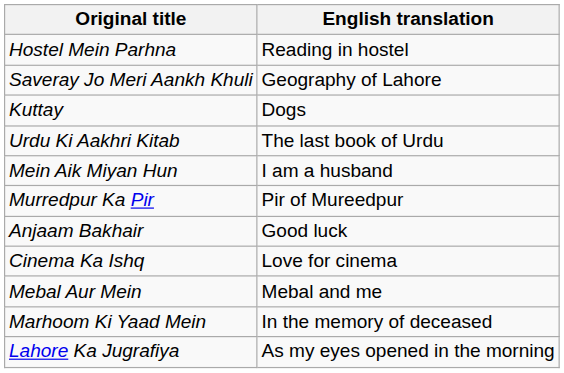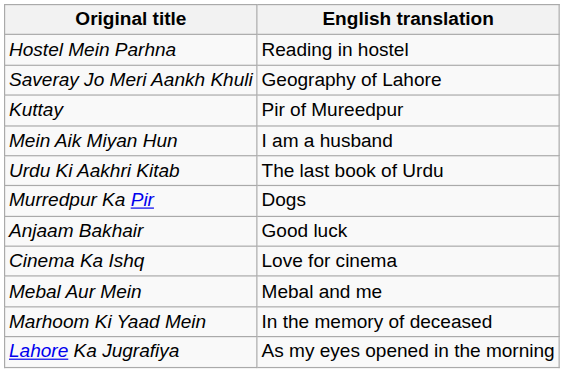(284, 110) Dogs -> (332, 110) Pir of Mureedpur
rows swapped: (94, 140) <-> (93, 170)
(332, 200) Pir of Mureedpur -> (284, 200) Dogs
